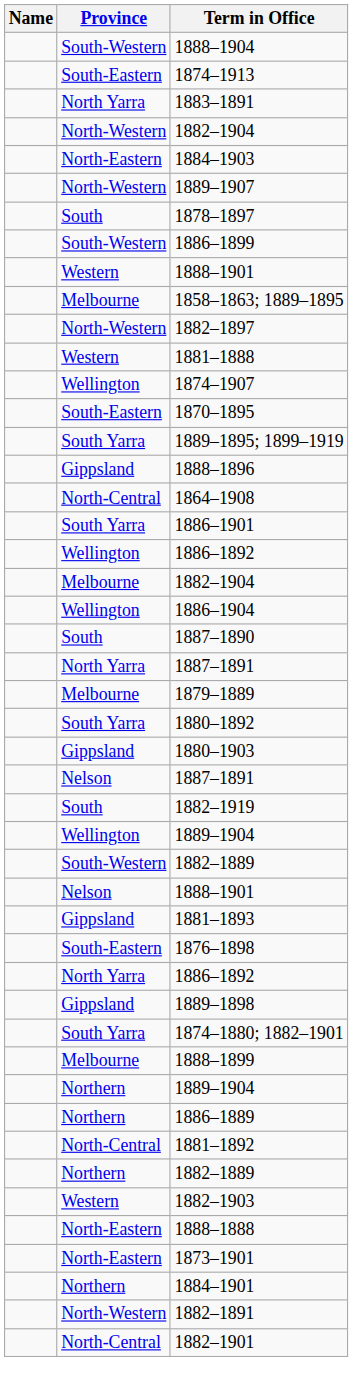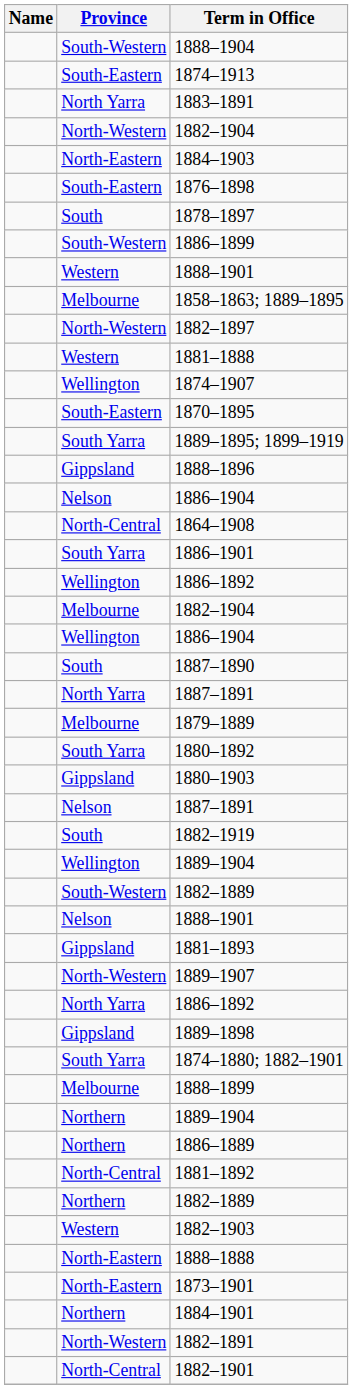rows swapped: (112, 948) <-> (114, 187)
+ row: (86, 497)
